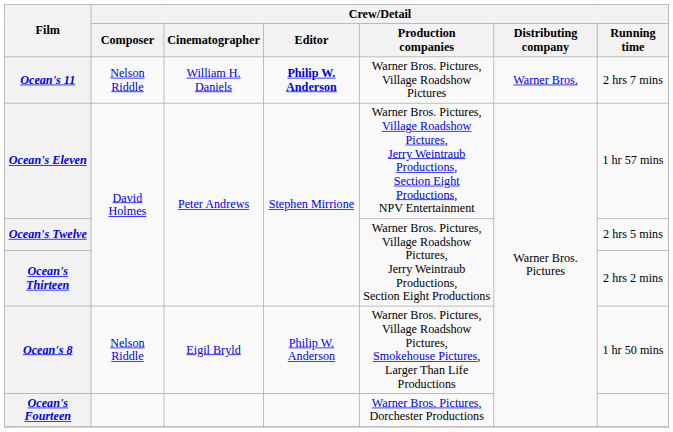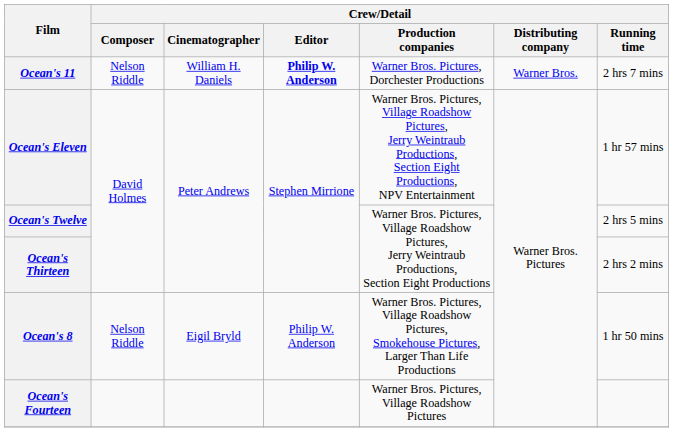(427, 80) Warner Bros. Pictures, Village Roadshow Pictures -> (427, 73) Warner Bros. Pictures, Dorchester Productions
(427, 410) Warner Bros. Pictures, Dorchester Productions -> (427, 403) Warner Bros. Pictures, Village Roadshow Pictures
